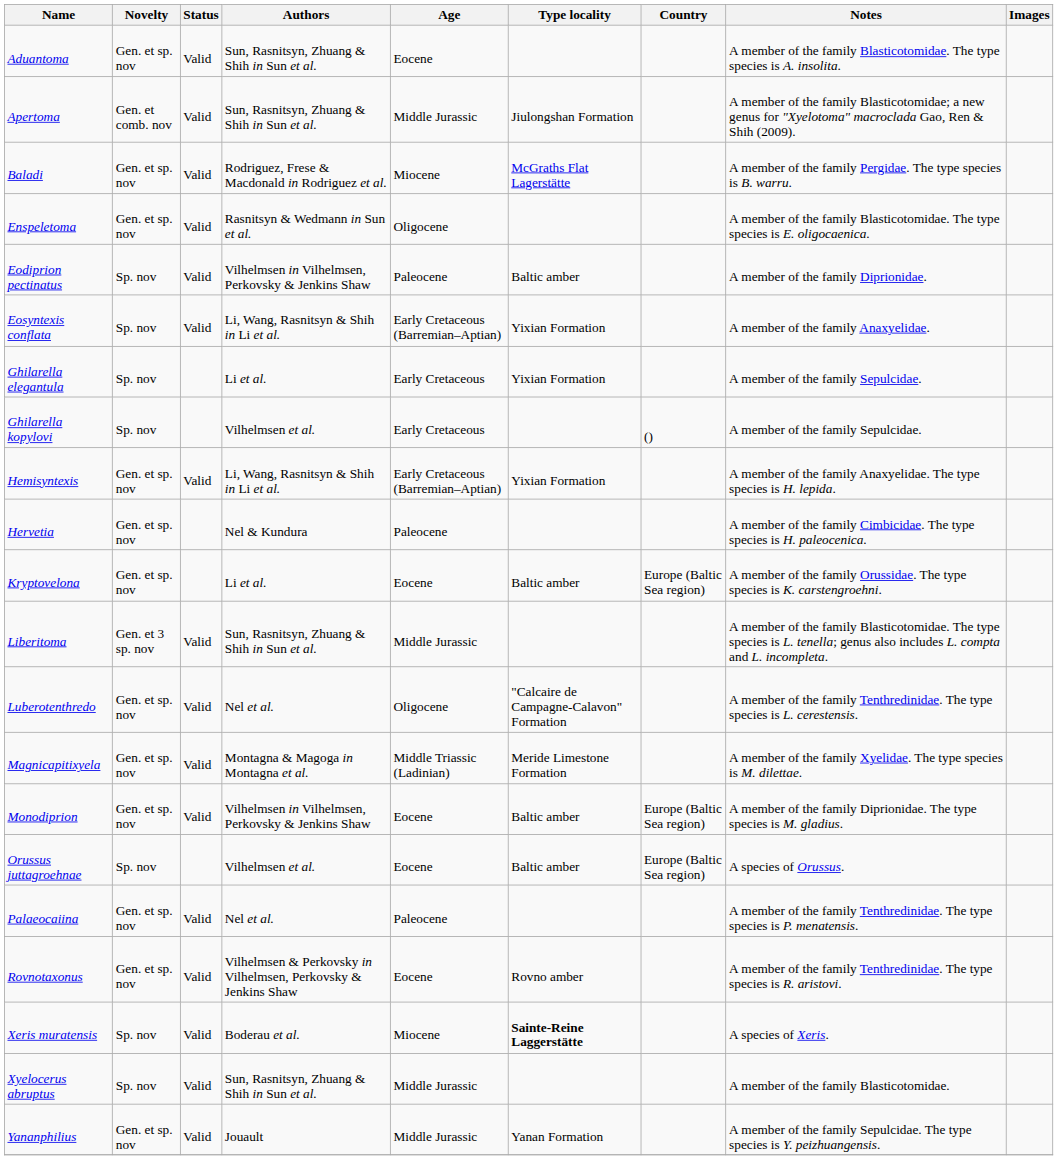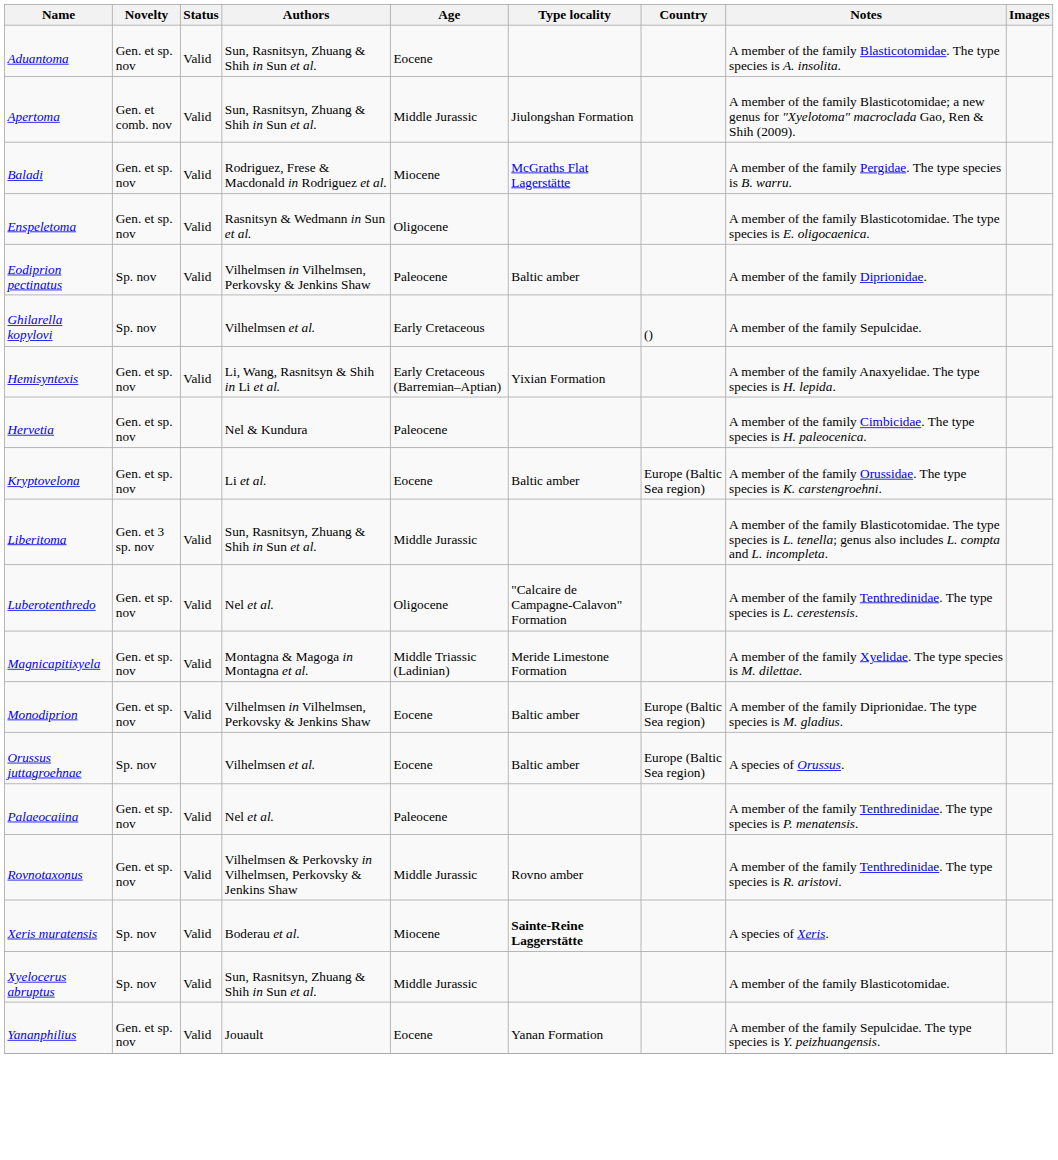- row: (36, 328)
- row: (36, 379)
(413, 976) Eocene -> (435, 874) Middle Jurassic
(435, 1137) Middle Jurassic -> (413, 1035) Eocene
